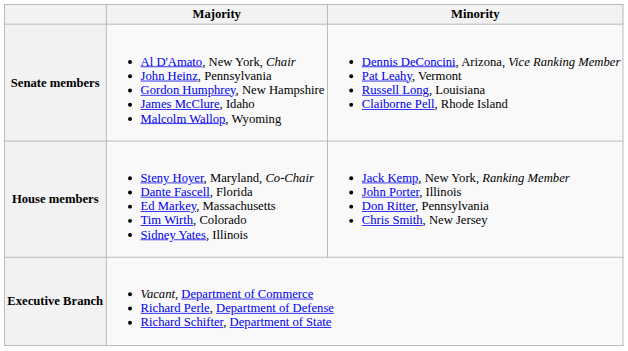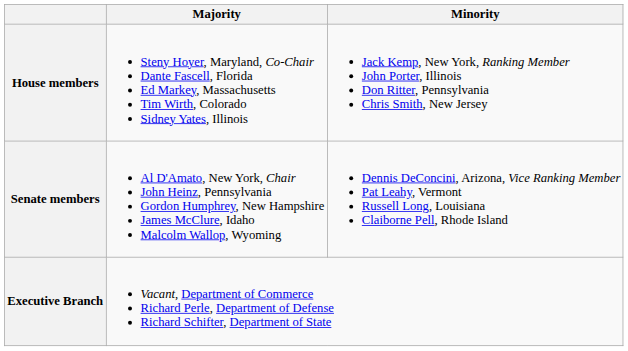rows swapped: (55, 82) <-> (55, 199)
